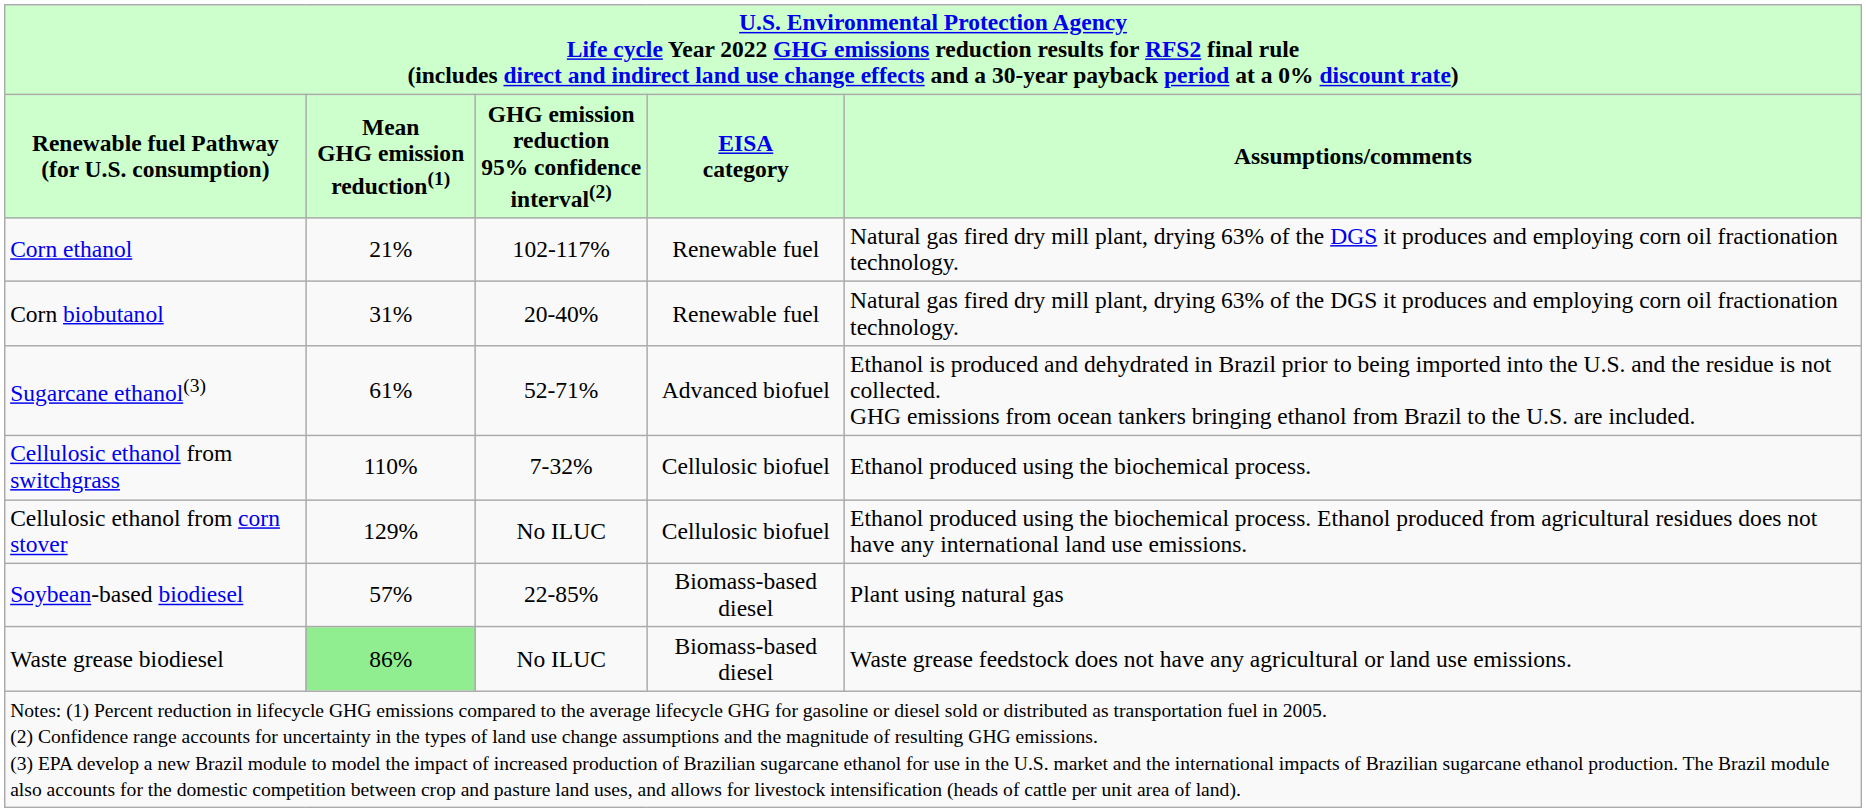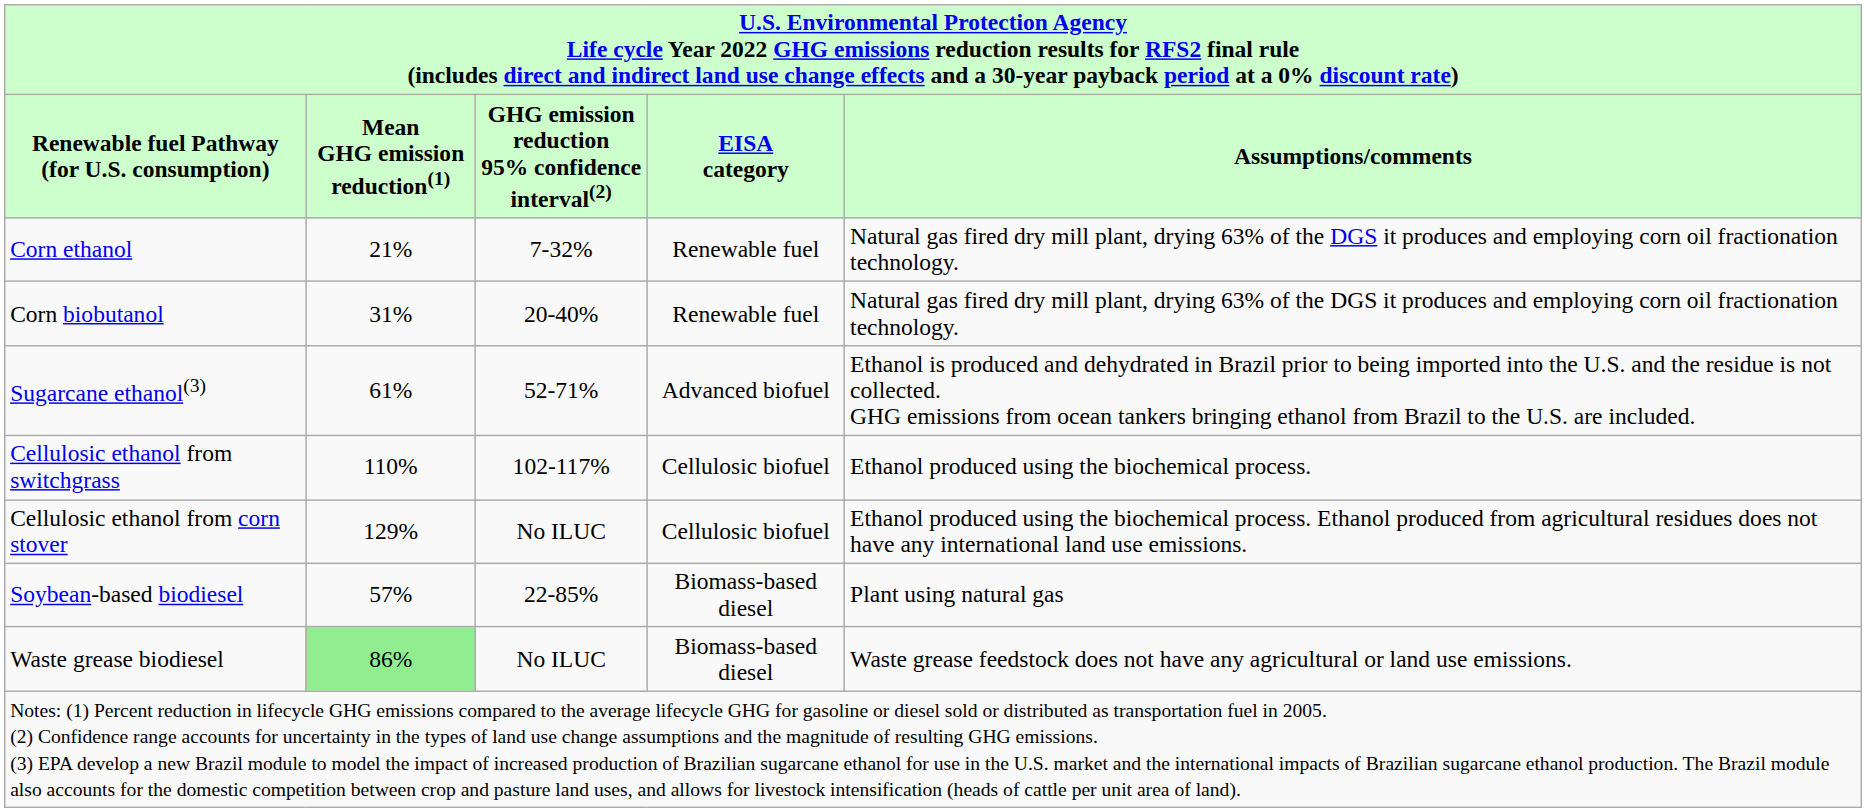(561, 249) 102-117% -> (561, 249) 7-32%
(561, 467) 7-32% -> (561, 467) 102-117%
